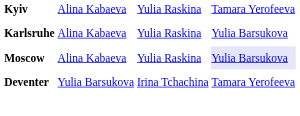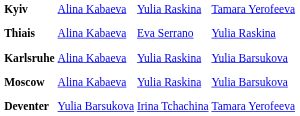+ row: (20, 33)
(250, 58) lavender background -> (250, 82) no background
